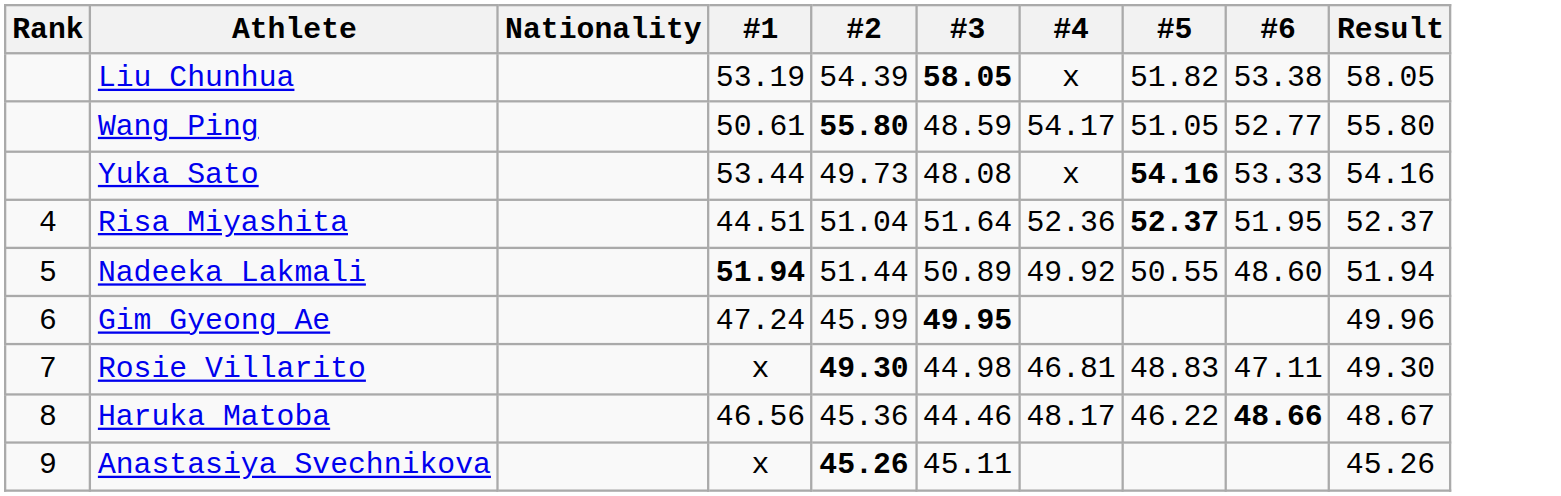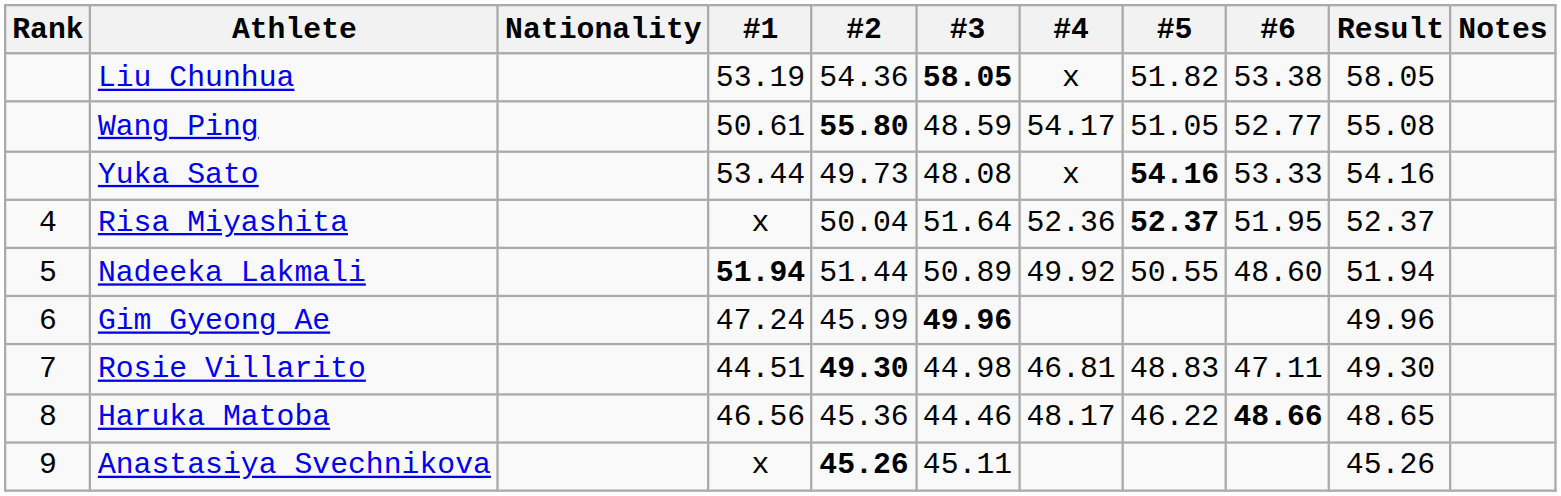+ column: (1503, 29)
(864, 78) 54.39 -> (864, 78) 54.36
(1391, 126) 55.80 -> (1391, 126) 55.08
(761, 223) 44.51 -> (760, 223) x
(864, 223) 51.04 -> (864, 223) 50.04
(968, 321) 49.95 -> (968, 321) 49.96
(760, 369) x -> (761, 369) 44.51
(1391, 418) 48.67 -> (1391, 418) 48.65
